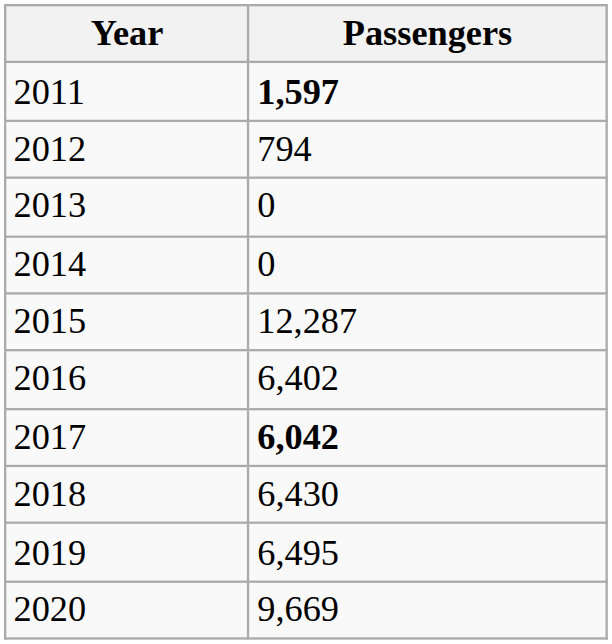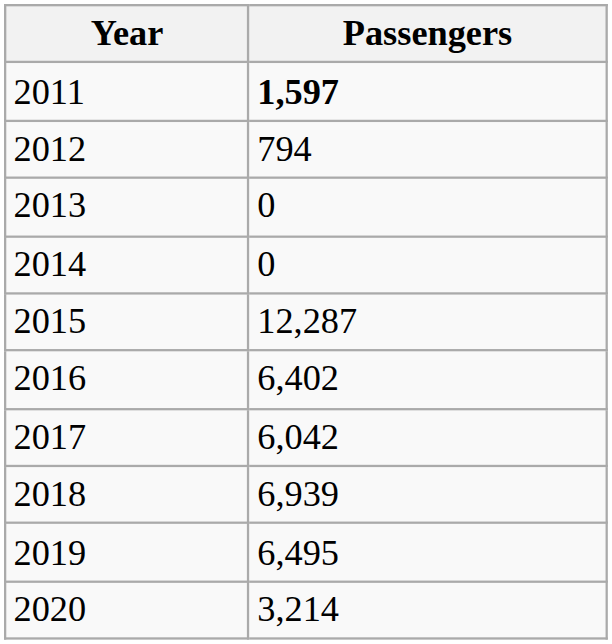(298, 436) bold -> (298, 436) normal
(298, 494) 6,430 -> (298, 494) 6,939
(298, 609) 9,669 -> (298, 609) 3,214
